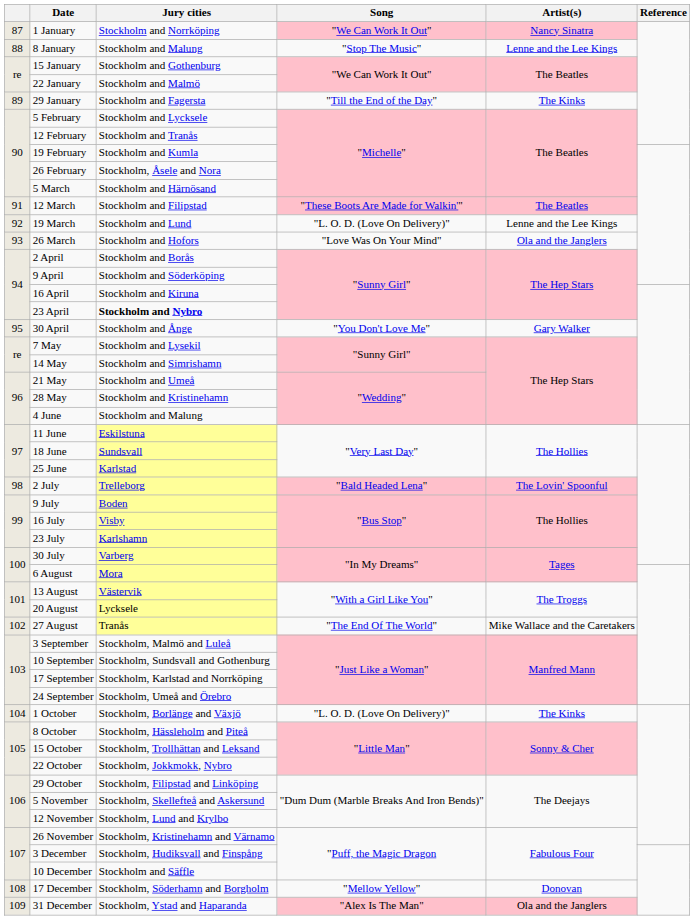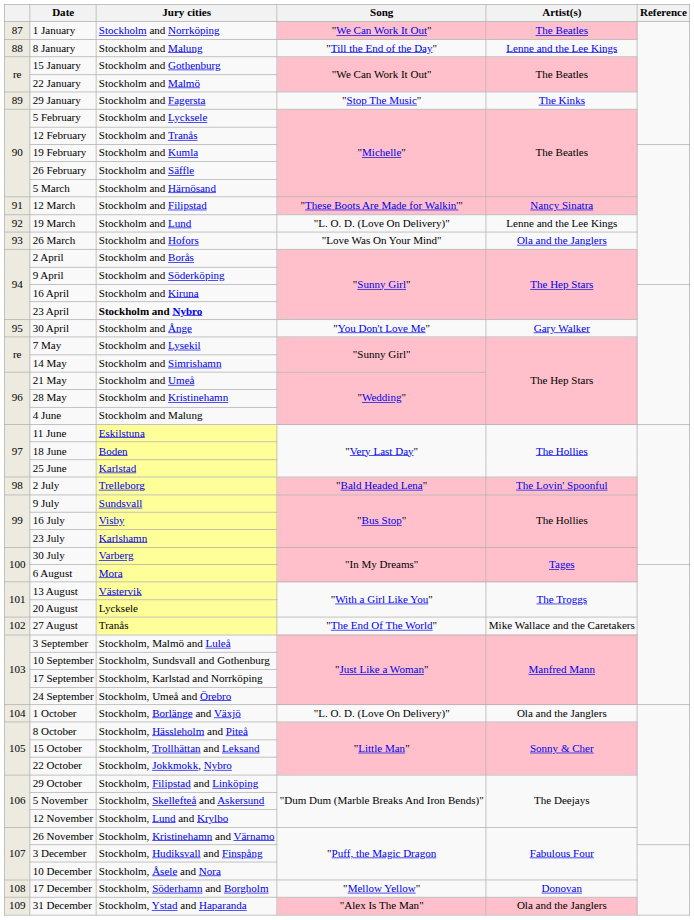(562, 30) Nancy Sinatra -> (562, 30) The Beatles
(382, 48) "Stop The Music" -> (382, 48) "Till the End of the Day"
(382, 100) "Till the End of the Day" -> (382, 100) "Stop The Music"
(160, 170) Stockholm, Åsele and Nora -> (147, 170) Stockholm and Säffle
(562, 205) The Beatles -> (562, 205) Nancy Sinatra
(121, 450) Sundsvall -> (113, 450) Boden
(113, 503) Boden -> (121, 503) Sundsvall
(562, 713) The Kinks -> (562, 713) Ola and the Janglers
(147, 871) Stockholm and Säffle -> (160, 871) Stockholm, Åsele and Nora
